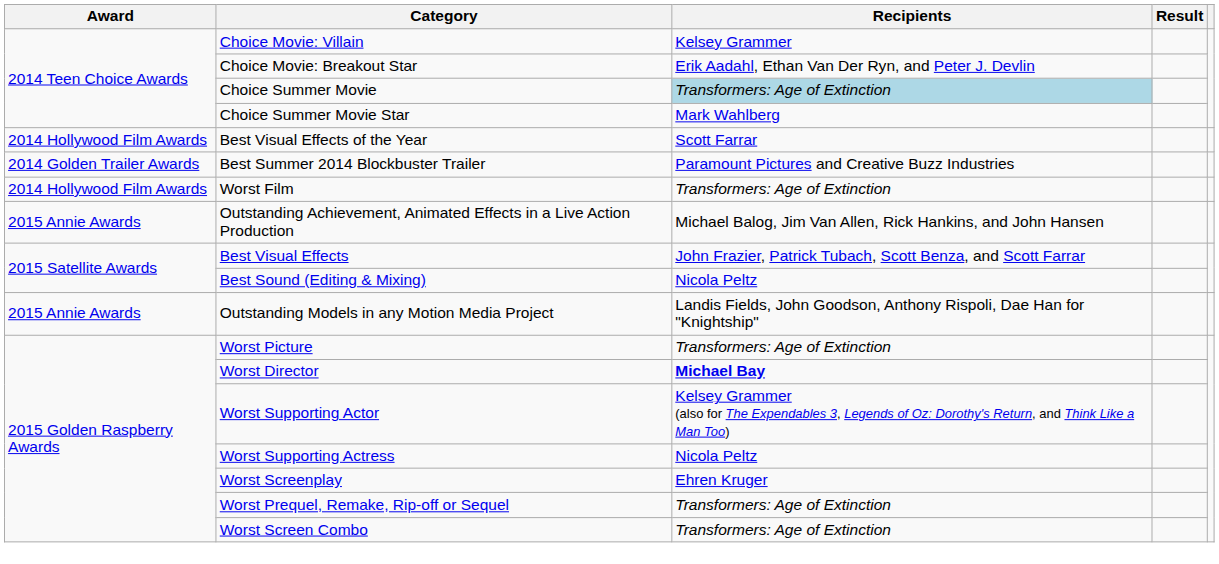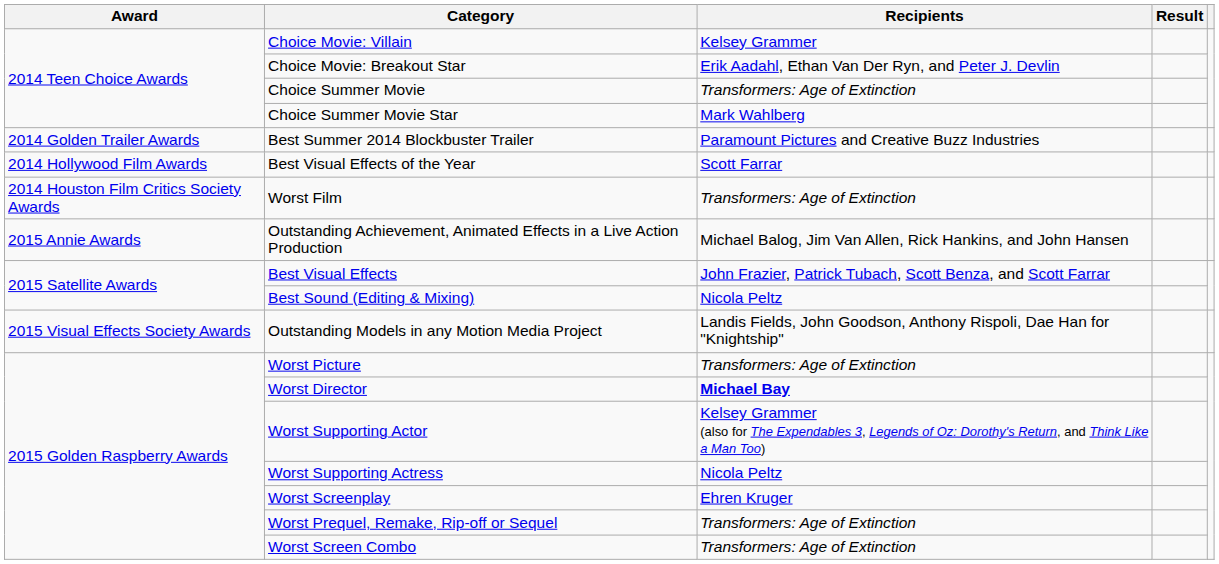(783, 90) lightblue background -> (808, 90) no background
rows swapped: (353, 164) <-> (323, 139)
(108, 189) 2014 Hollywood Film Awards -> (125, 197) 2014 Houston Film Critics Society Awards
(74, 313) 2015 Annie Awards -> (129, 331) 2015 Visual Effects Society Awards
